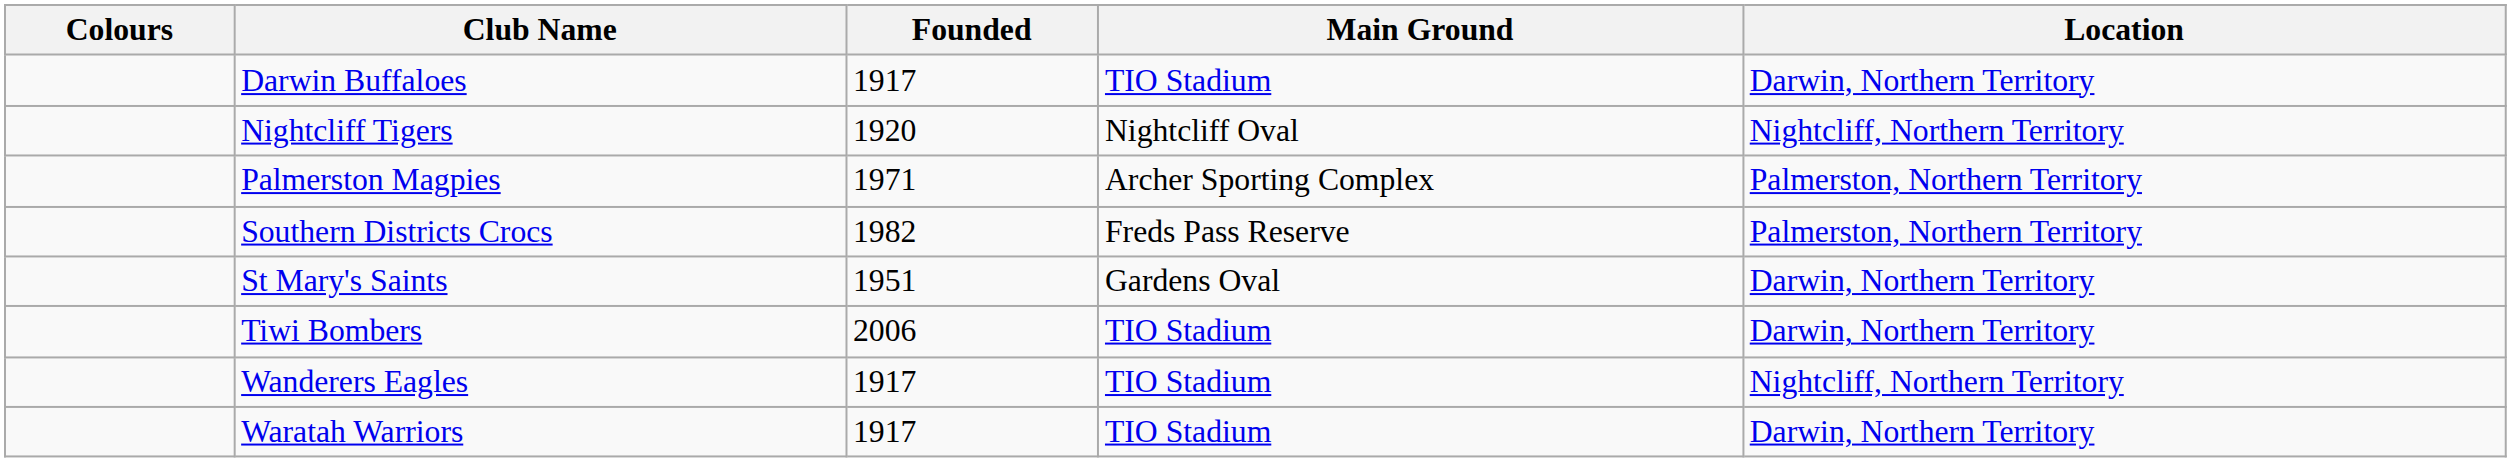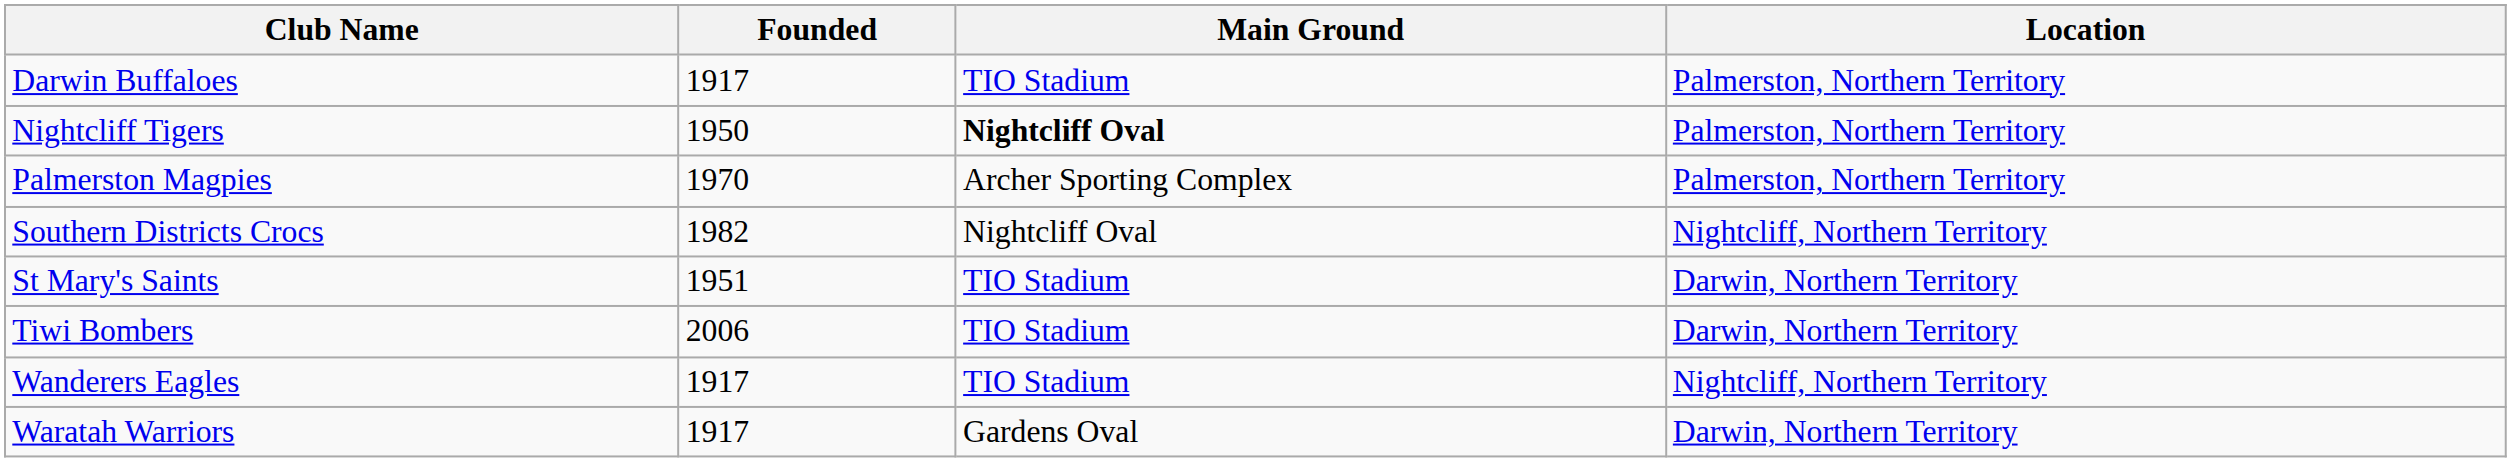- column: (119, 29)
(1922, 79) Darwin, Northern Territory -> (1869, 79) Palmerston, Northern Territory
(885, 130) 1920 -> (717, 130) 1950
(1202, 130) normal -> (1064, 130) bold
(1937, 130) Nightcliff, Northern Territory -> (1869, 130) Palmerston, Northern Territory
(885, 180) 1971 -> (717, 180) 1970
(1227, 230) Freds Pass Reserve -> (1060, 230) Nightcliff Oval
(1946, 230) Palmerston, Northern Territory -> (1860, 230) Nightcliff, Northern Territory
(1193, 280) Gardens Oval -> (1046, 280) TIO Stadium
(1188, 431) TIO Stadium -> (1051, 431) Gardens Oval
